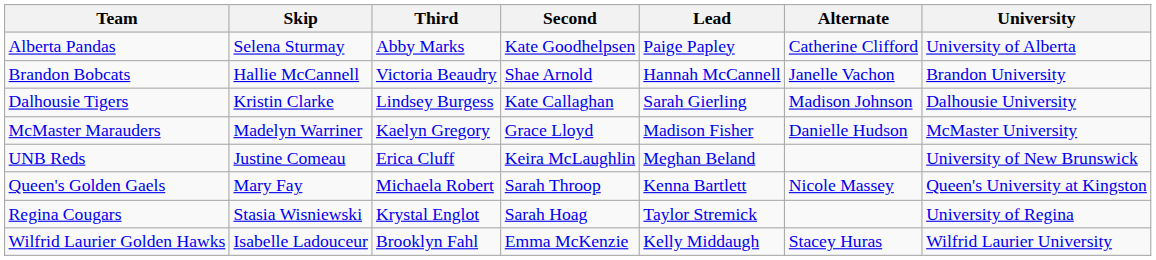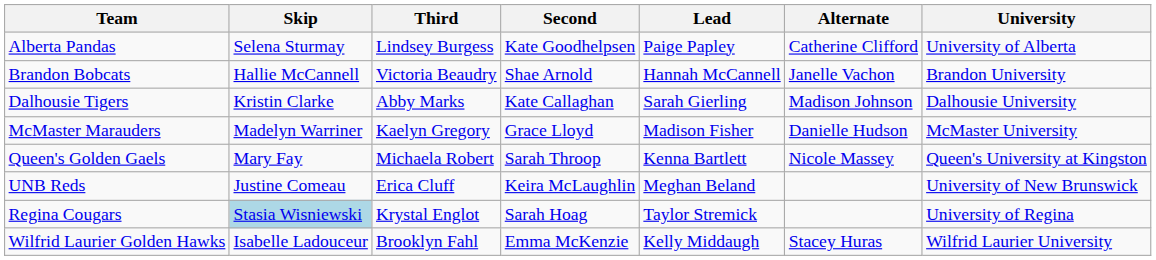(420, 46) Abby Marks -> (435, 46) Lindsey Burgess
(435, 102) Lindsey Burgess -> (420, 102) Abby Marks
rows swapped: (47, 158) <-> (87, 185)
(298, 213) no background -> (298, 213) lightblue background
